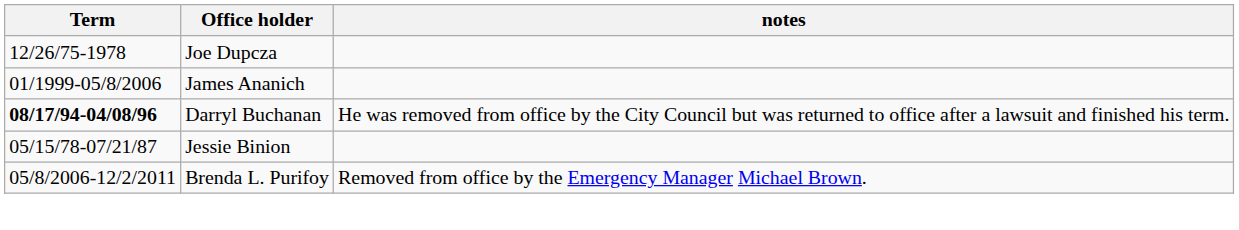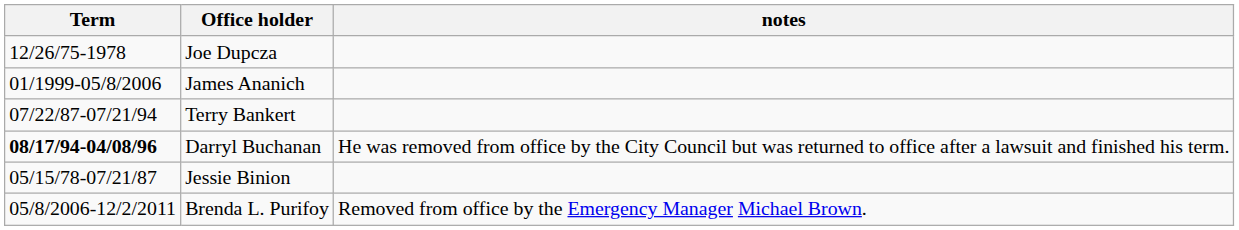+ row: (240, 114)
